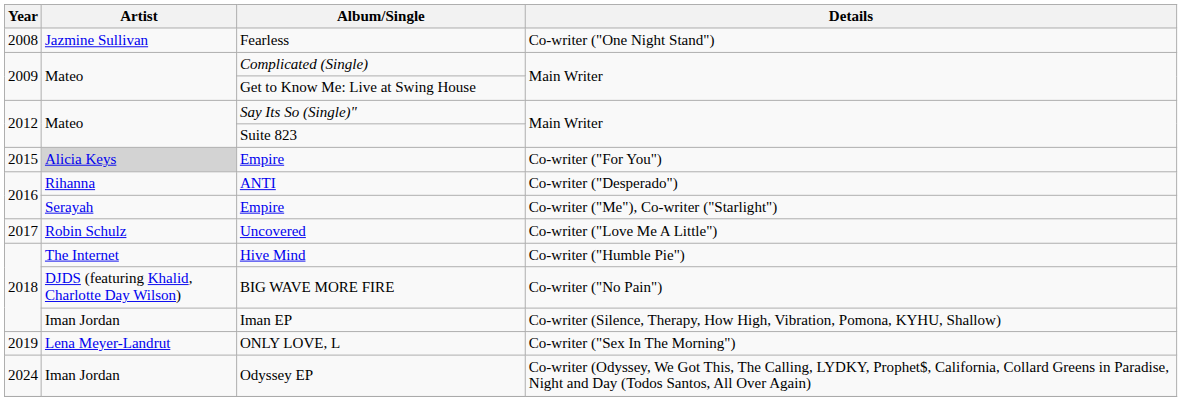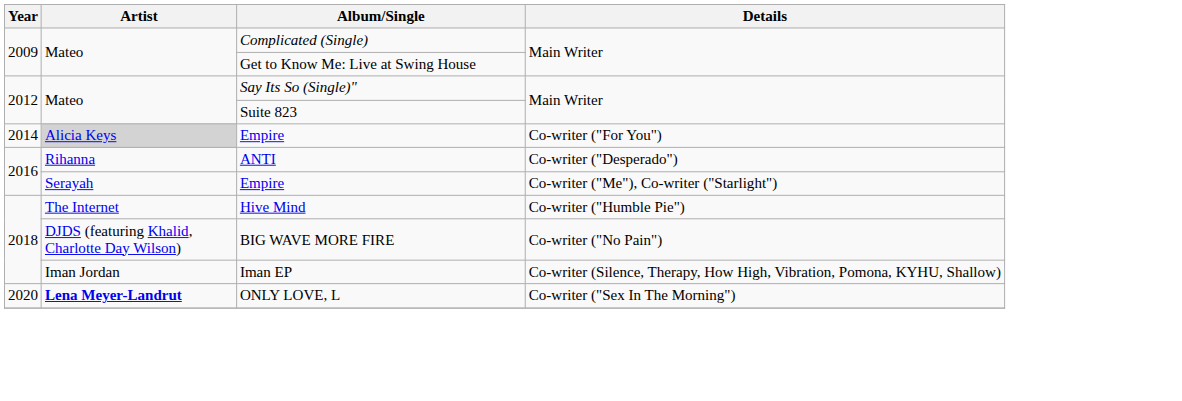- row: (265, 40)
(23, 159) 2015 -> (23, 135) 2014
- row: (273, 231)
(23, 343) 2019 -> (23, 295) 2020
(108, 343) normal -> (113, 295) bold
- row: (276, 375)
